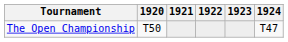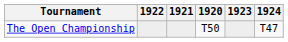columns swapped: (152, 13) <-> (210, 13)
